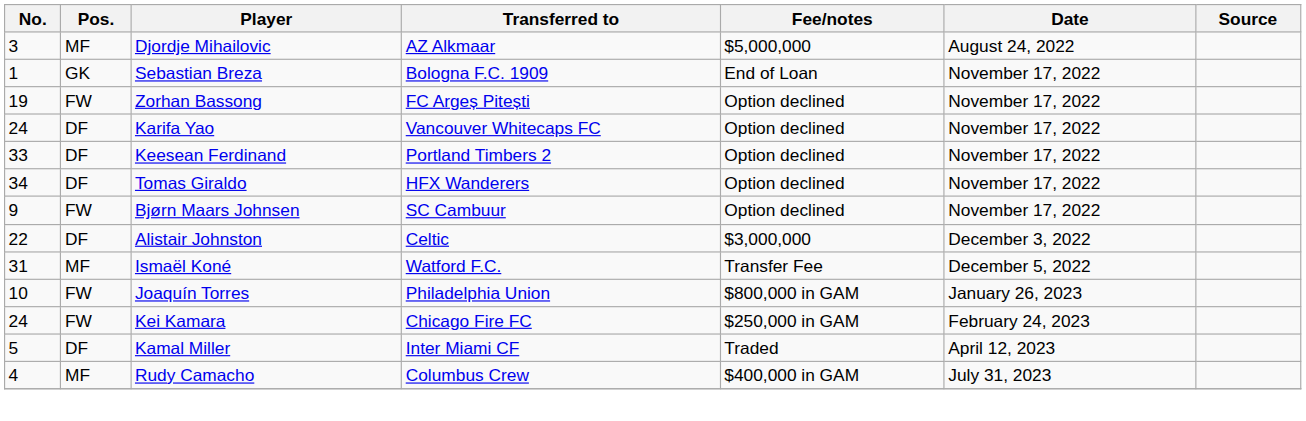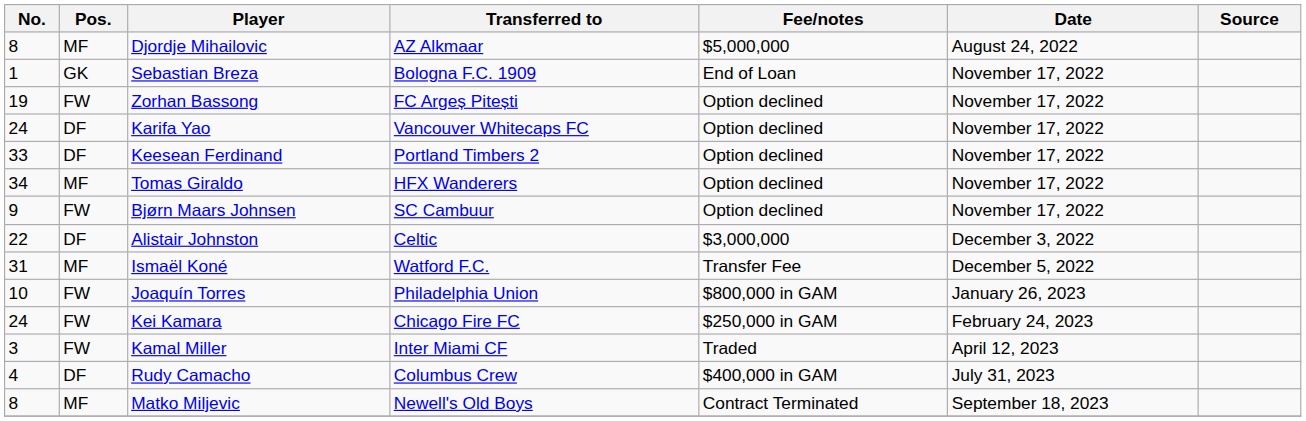(13, 46) 3 -> (13, 46) 8
(77, 183) DF -> (76, 183) MF
(13, 348) 5 -> (13, 348) 3
(77, 348) DF -> (77, 348) FW
(77, 375) MF -> (75, 375) DF
+ row: (186, 403)
